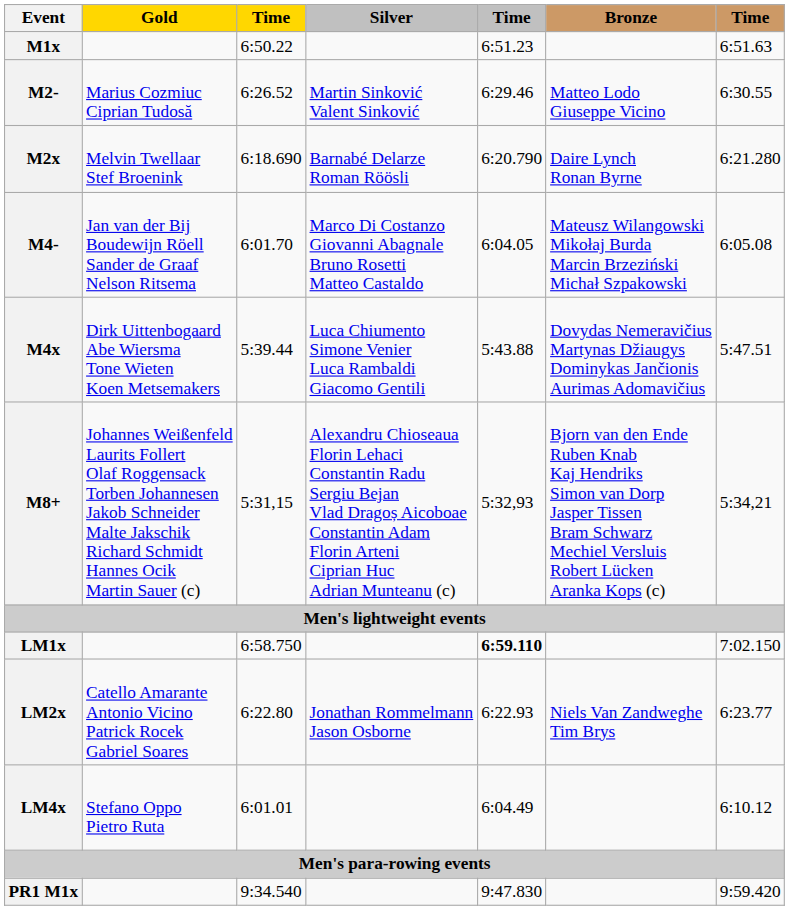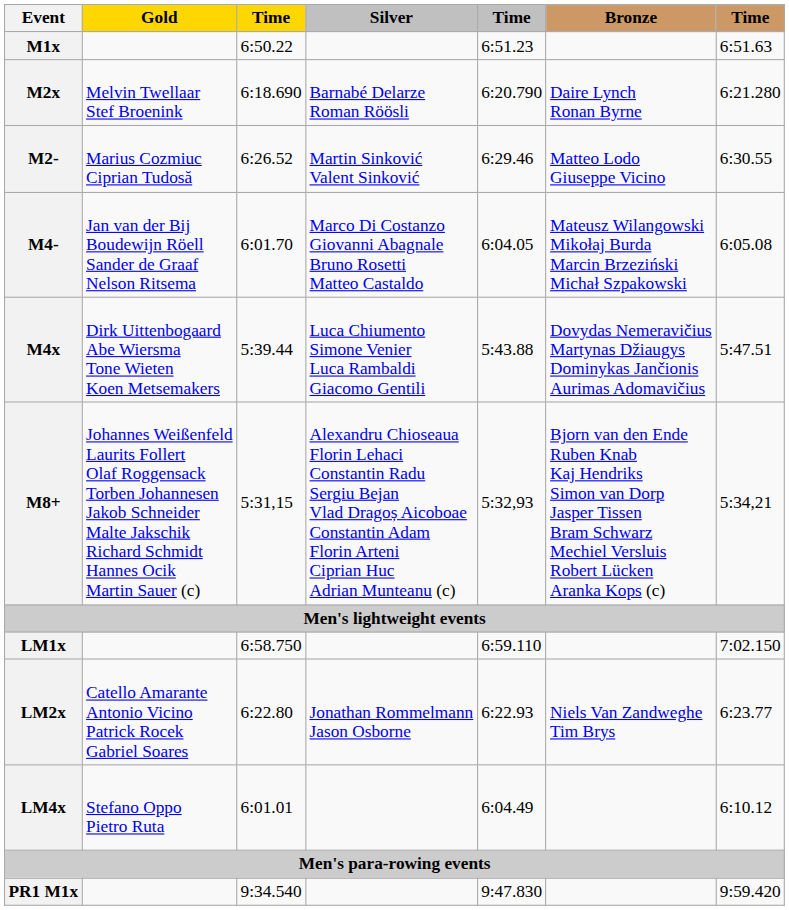rows swapped: (43, 92) <-> (43, 158)
(512, 645) bold -> (511, 645) normal
